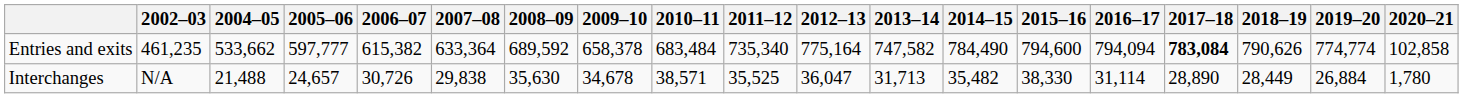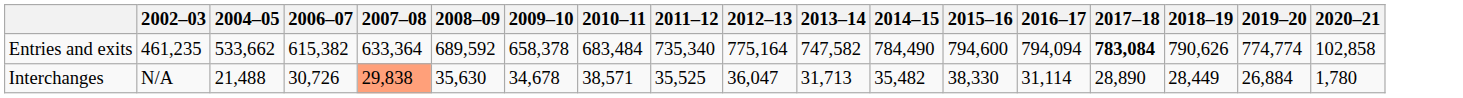- column: (321, 19)
(461, 78) no background -> (387, 78) lightsalmon background
